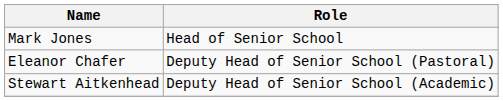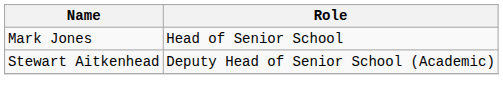- row: (67, 62)
